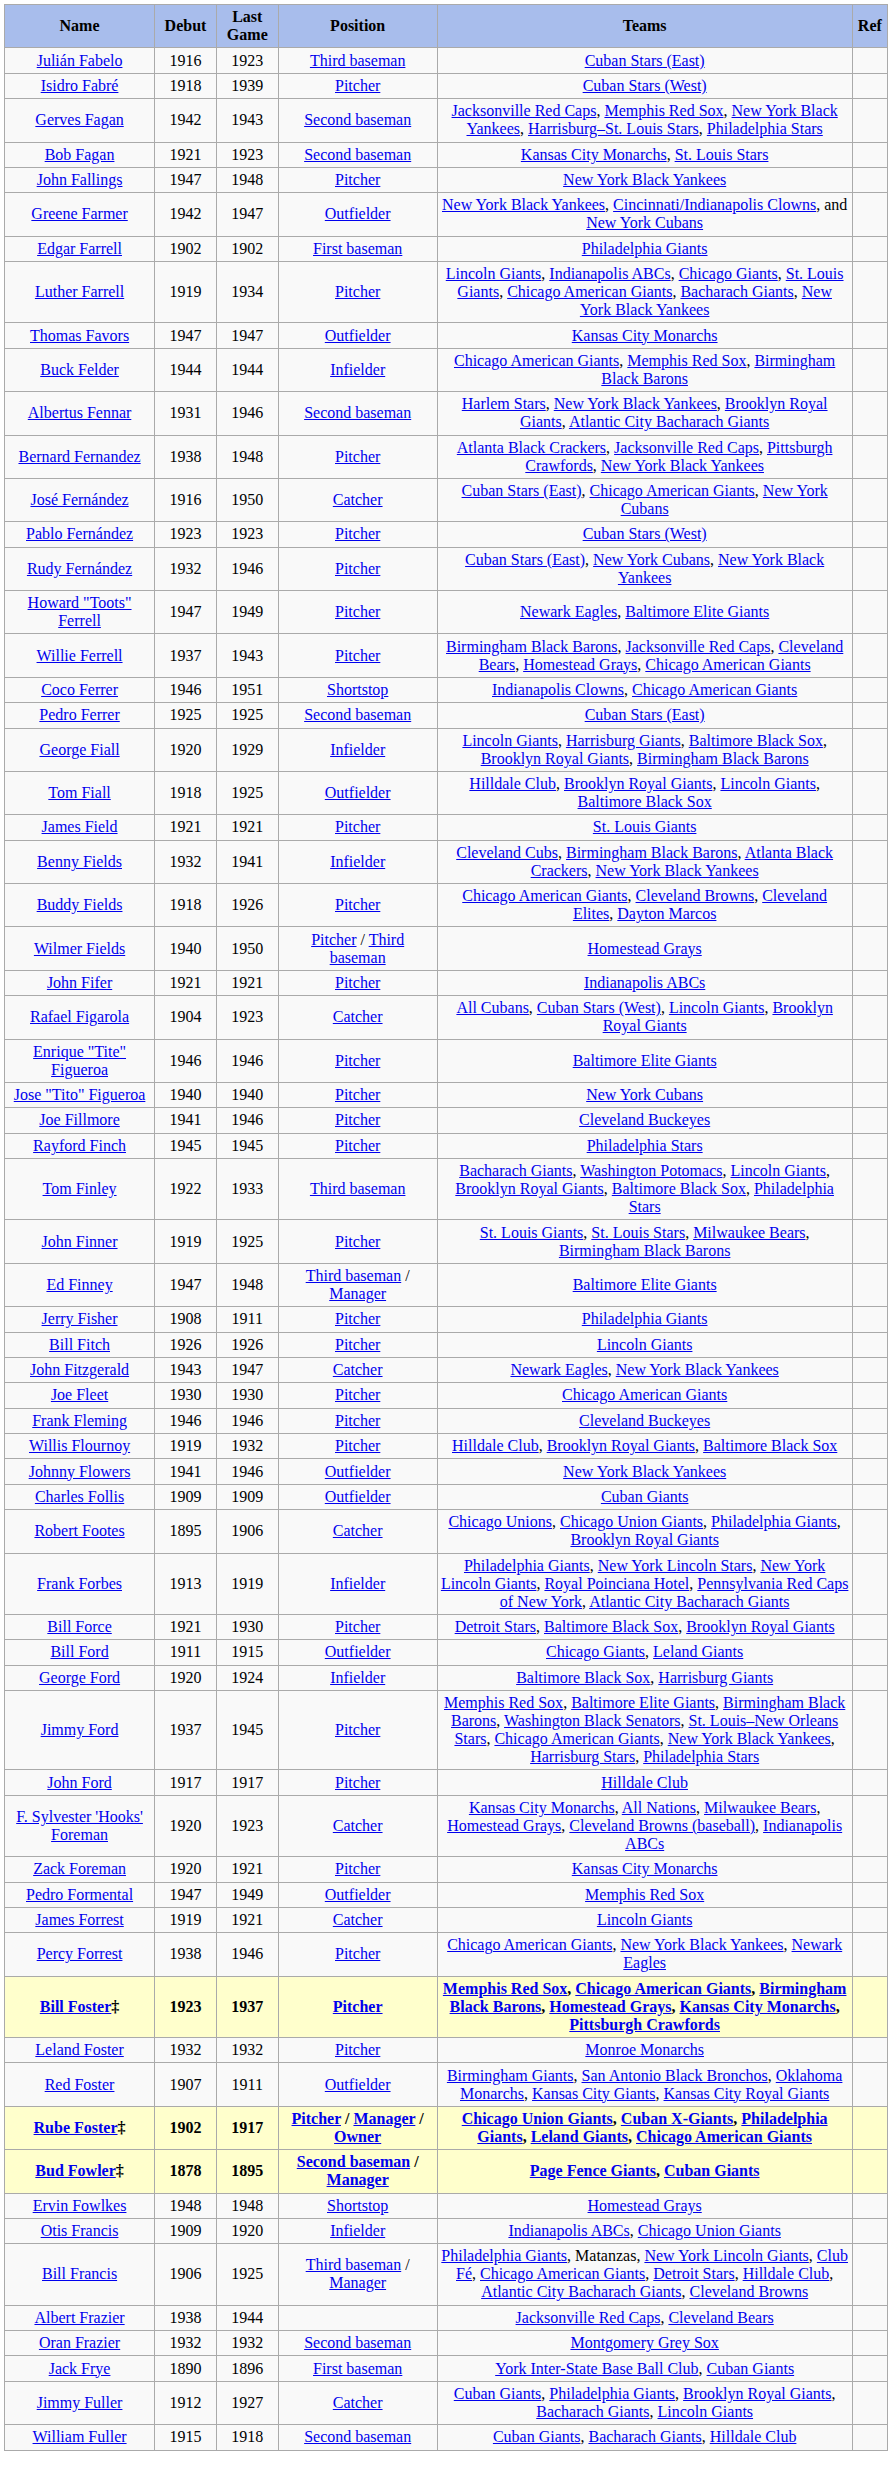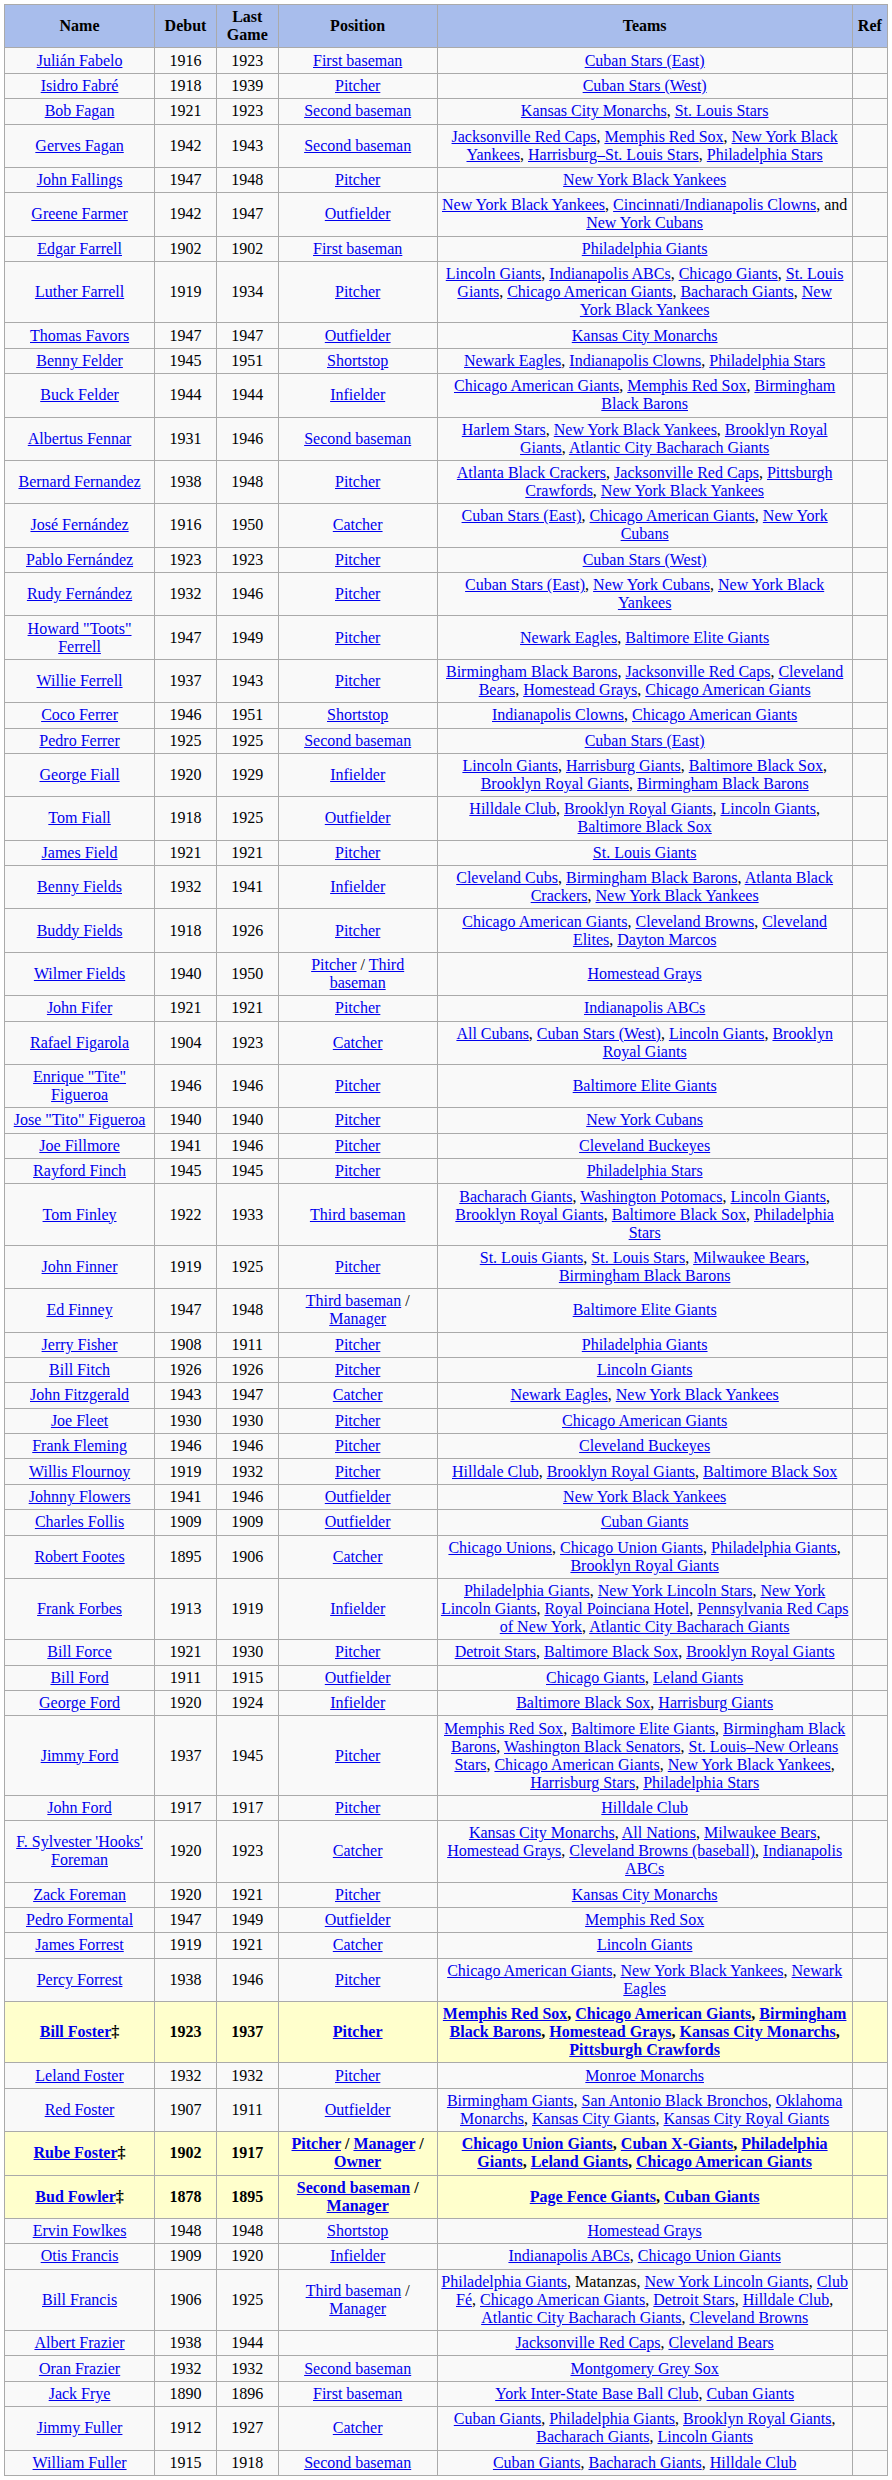(358, 60) Third baseman -> (358, 60) First baseman
rows swapped: (80, 154) <-> (80, 120)
+ row: (80, 360)
